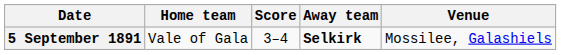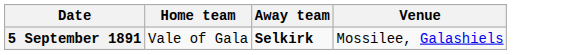- column: (276, 16)
